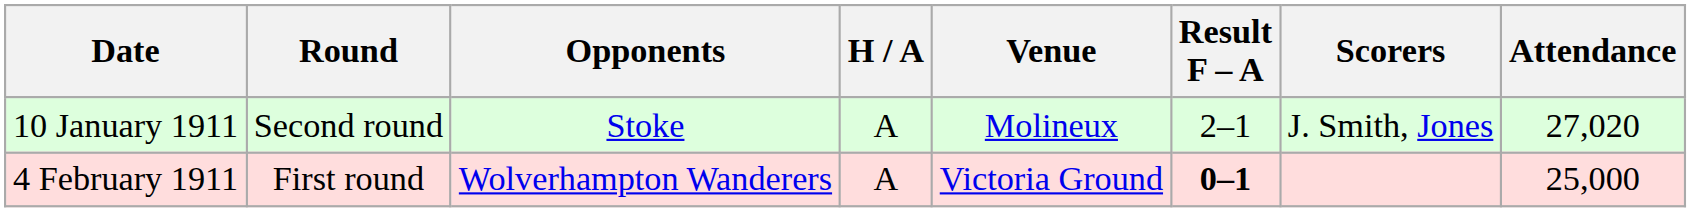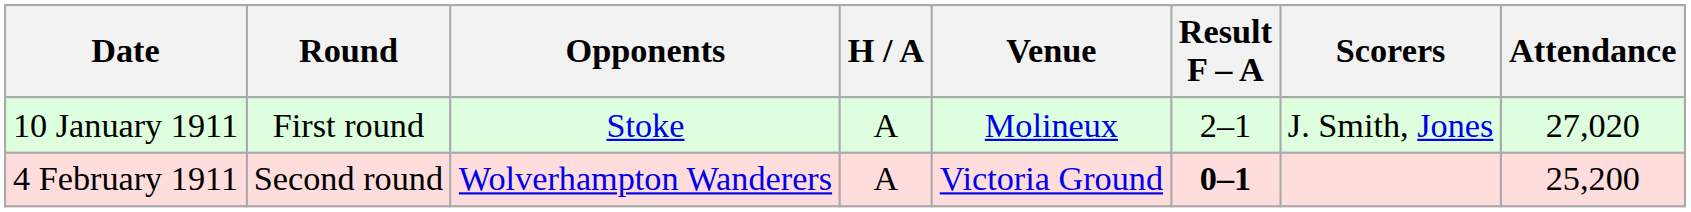(348, 124) Second round -> (348, 124) First round
(348, 178) First round -> (348, 178) Second round
(1593, 178) 25,000 -> (1593, 178) 25,200
